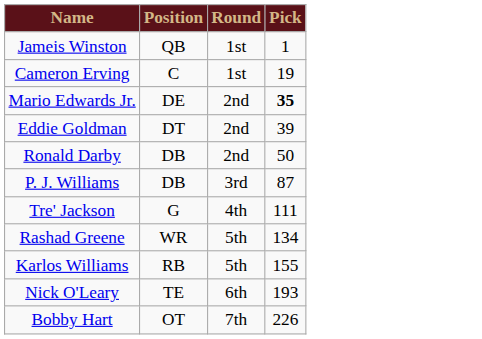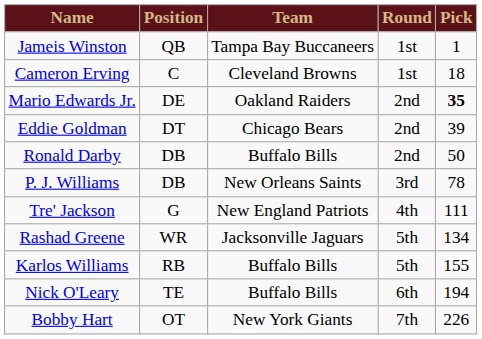+ column: (293, 18)
(285, 73) 19 -> (456, 73) 18
(285, 182) 87 -> (456, 182) 78
(285, 292) 193 -> (456, 292) 194
